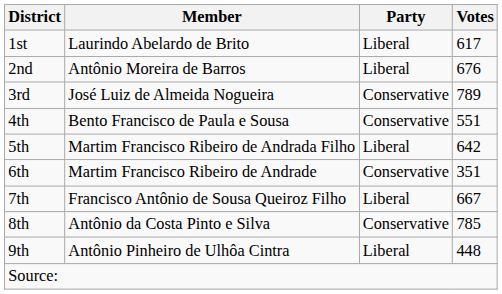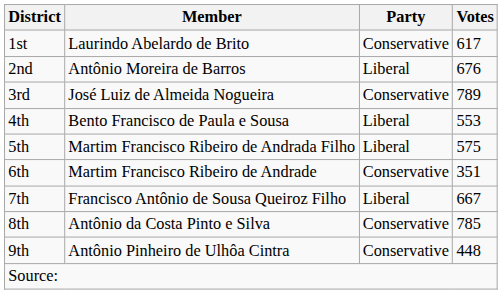(386, 43) Liberal -> (406, 43) Conservative
(406, 120) Conservative -> (386, 120) Liberal
(469, 120) 551 -> (469, 120) 553
(469, 146) 642 -> (469, 146) 575
(386, 250) Liberal -> (406, 250) Conservative
